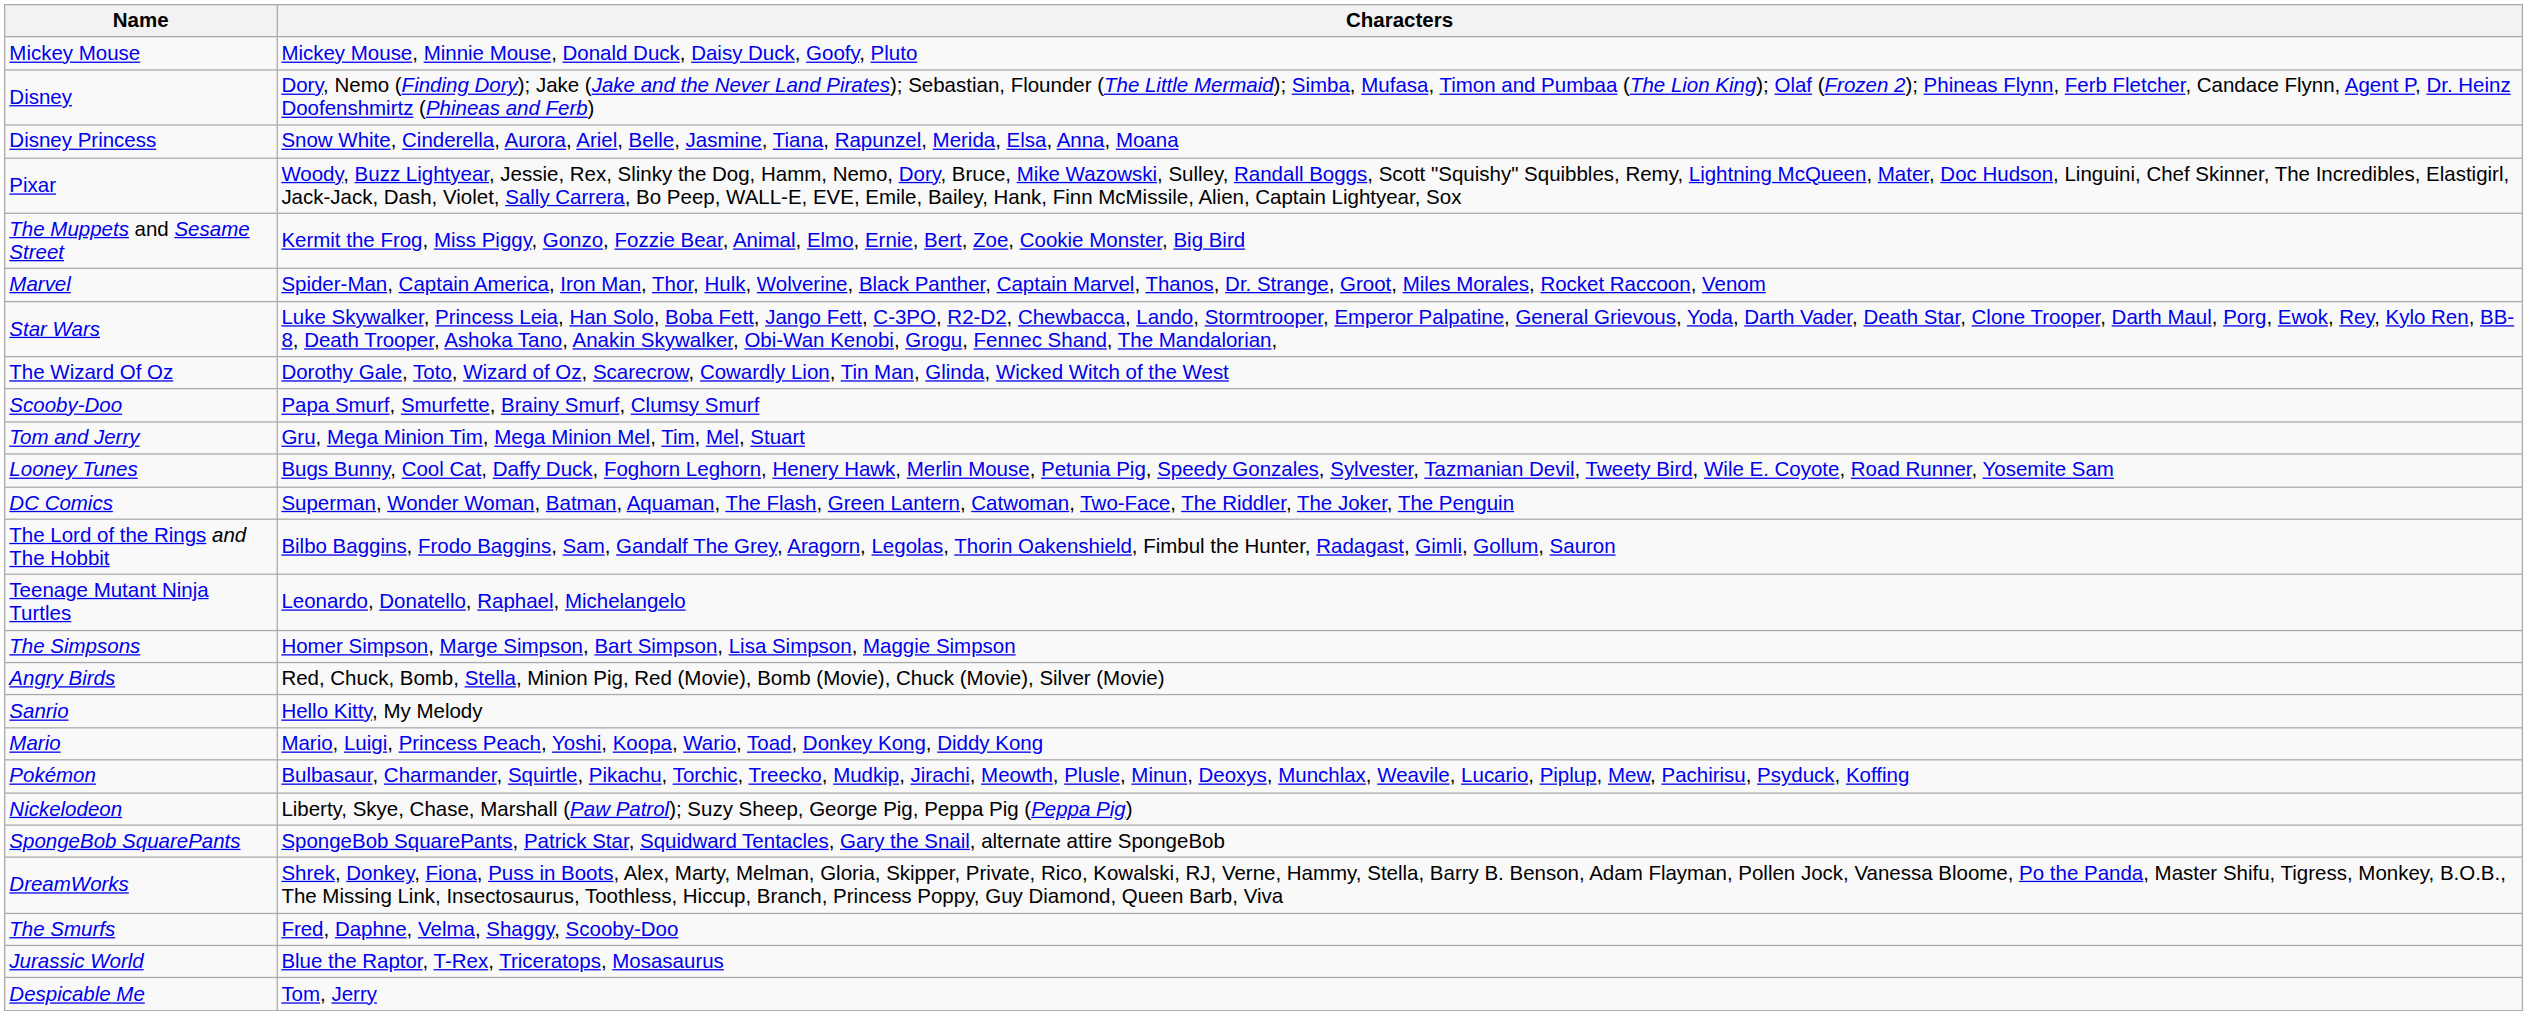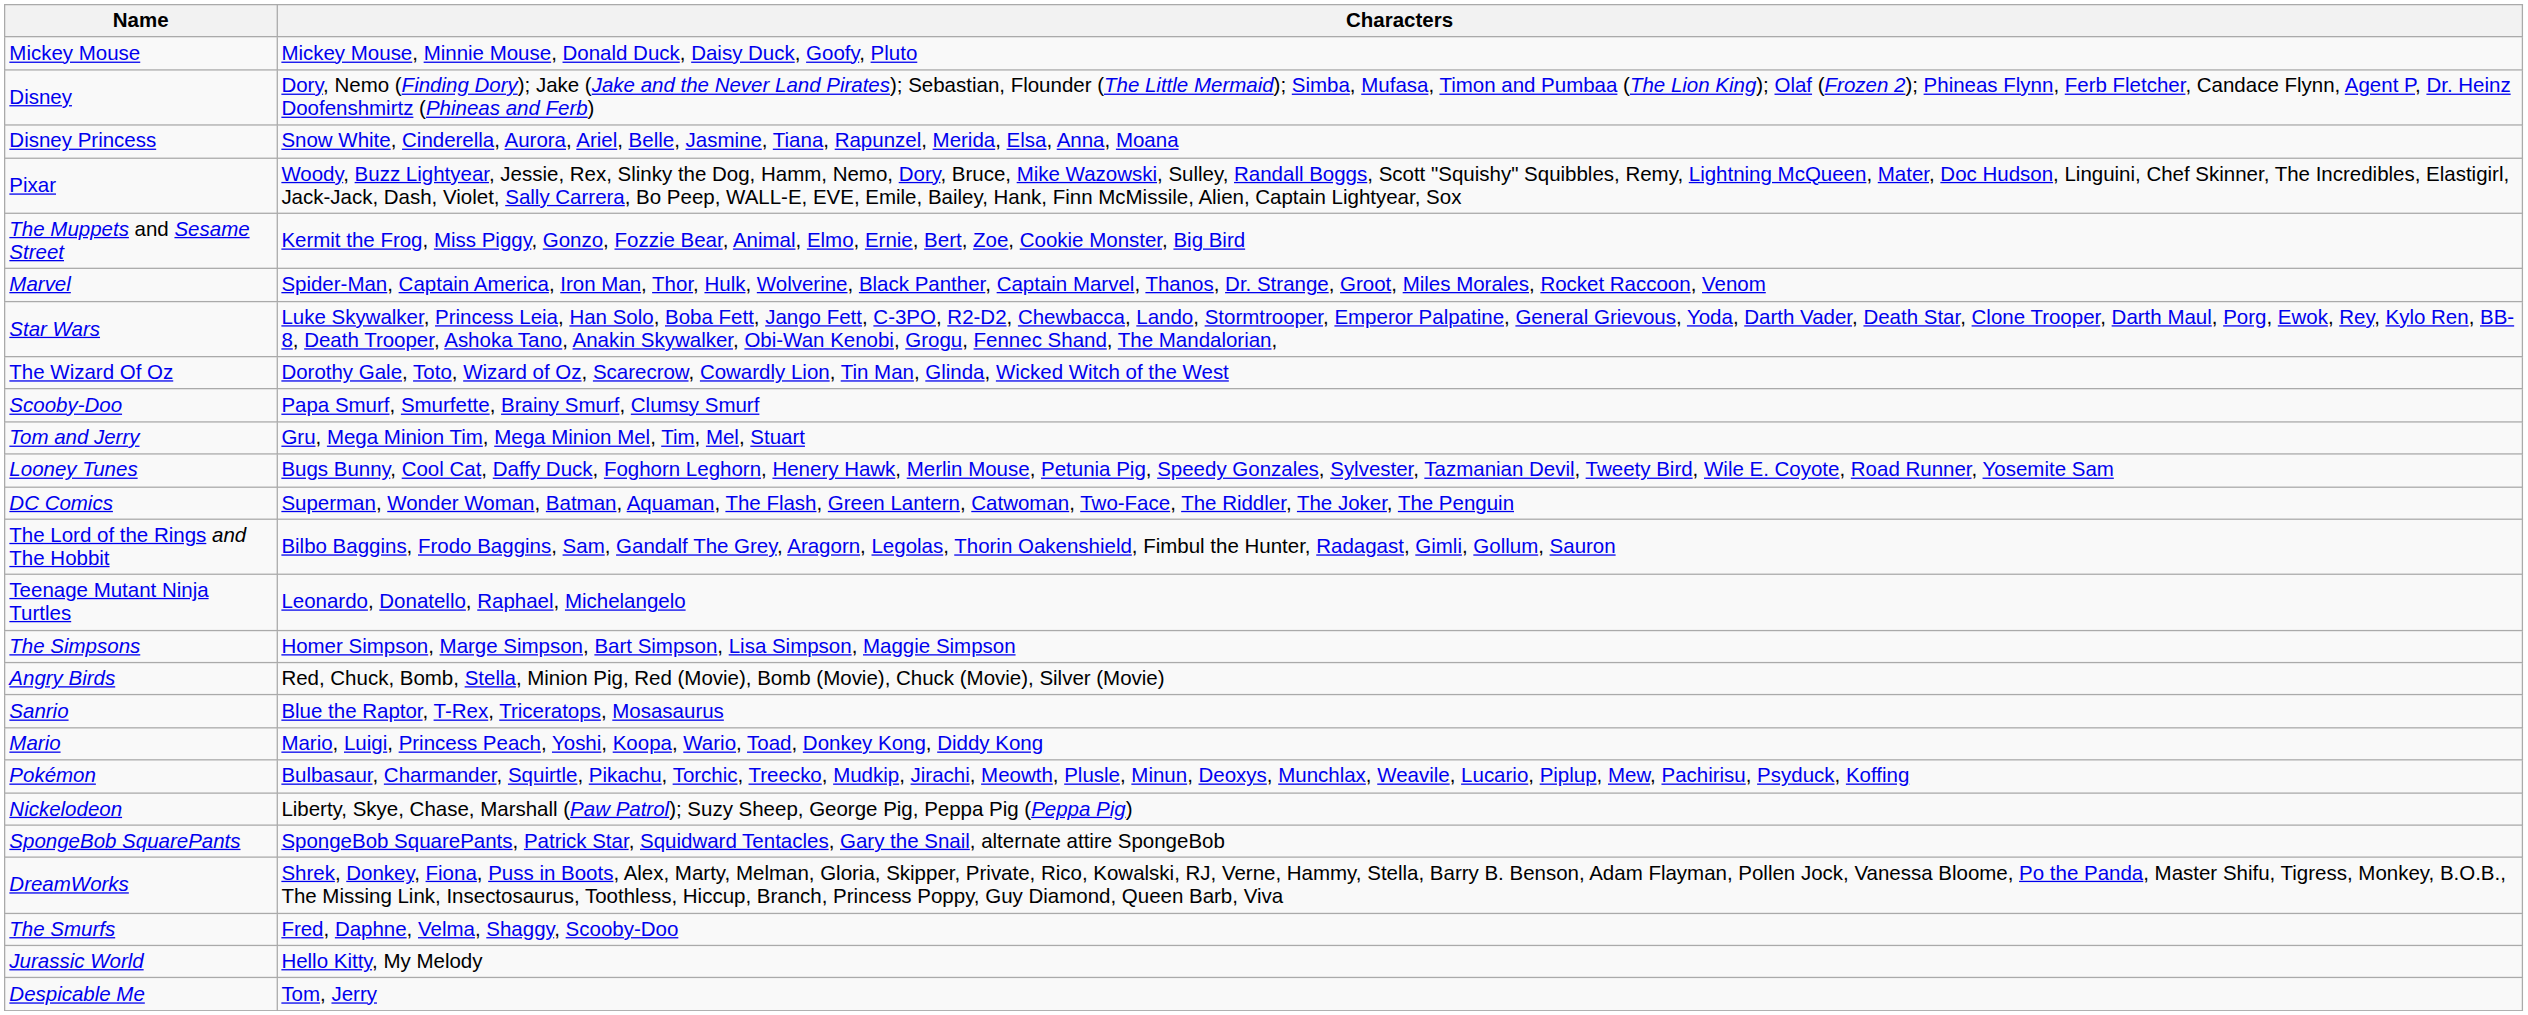(382, 711) Hello Kitty, My Melody -> (503, 711) Blue the Raptor, T-Rex, Triceratops, Mosasaurus
(503, 961) Blue the Raptor, T-Rex, Triceratops, Mosasaurus -> (382, 961) Hello Kitty, My Melody
